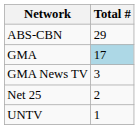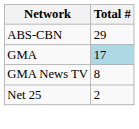(97, 74) 3 -> (97, 74) 8
- row: (25, 114)
